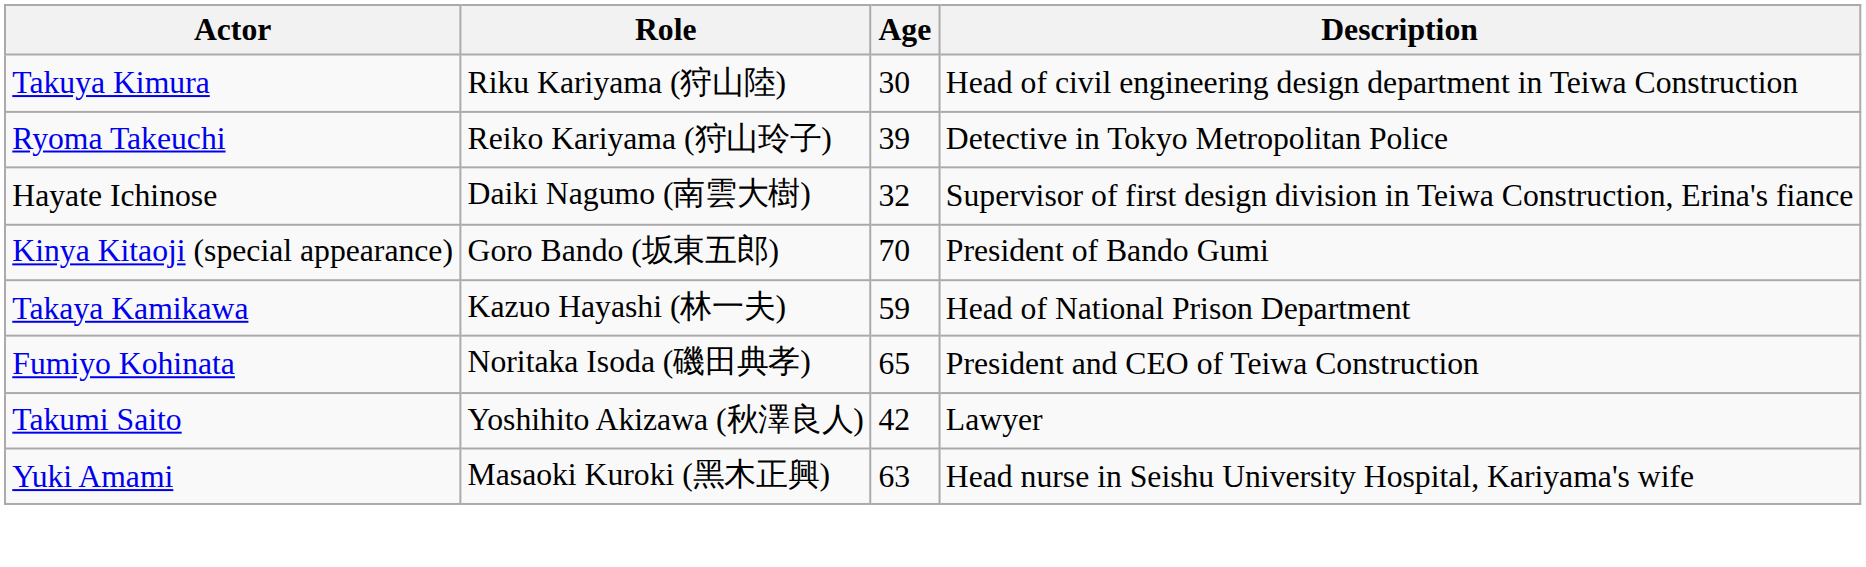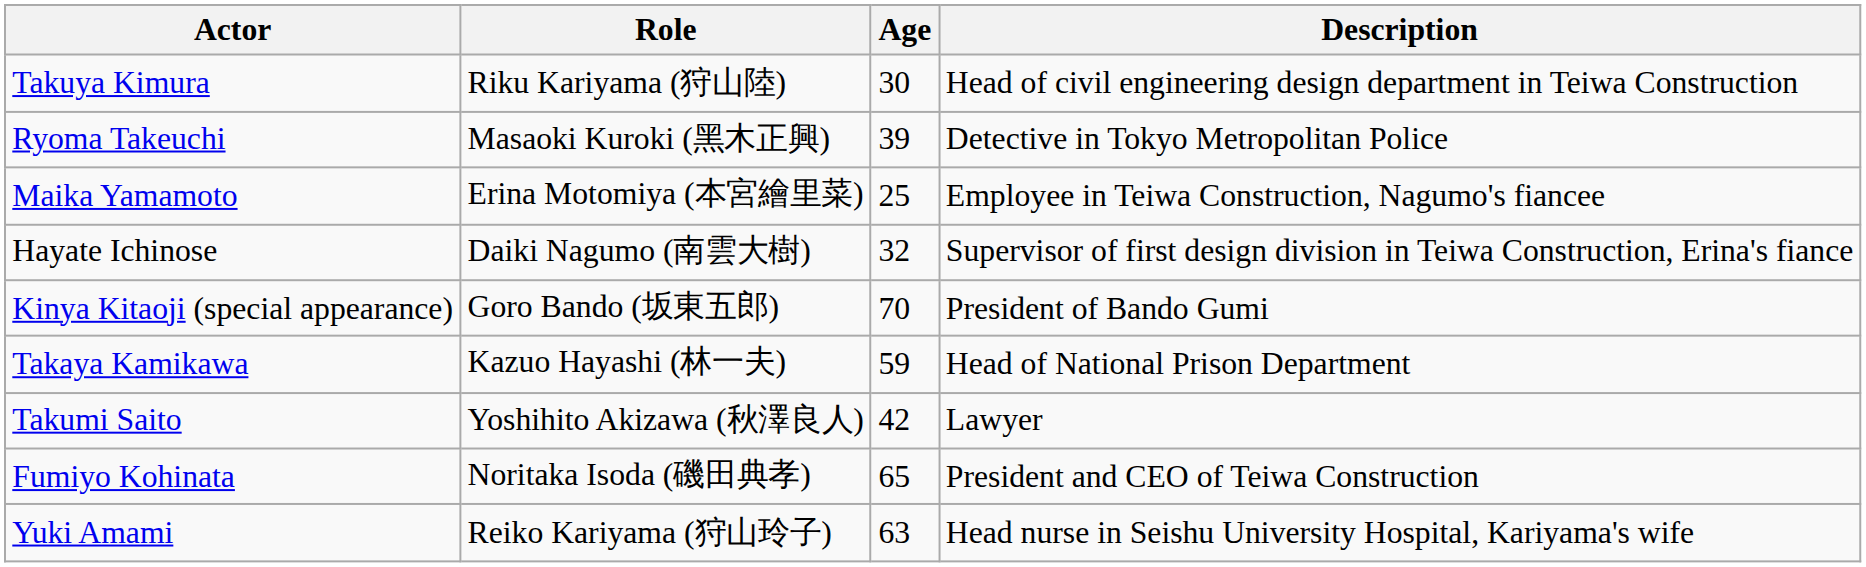(650, 138) Reiko Kariyama (狩山玲子) -> (649, 138) Masaoki Kuroki (黑木正興)
+ row: (125, 195)
rows swapped: (97, 419) <-> (124, 363)
(649, 475) Masaoki Kuroki (黑木正興) -> (650, 531) Reiko Kariyama (狩山玲子)
